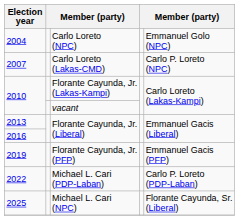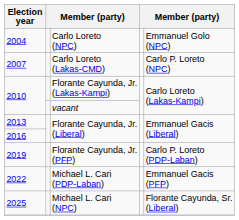(180, 155) Emmanuel Gacis (PFP) -> (175, 155) Carlo P. Loreto (PDP-Laban)
(175, 179) Carlo P. Loreto (PDP-Laban) -> (180, 179) Emmanuel Gacis (PFP)
